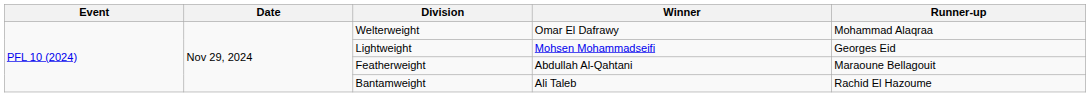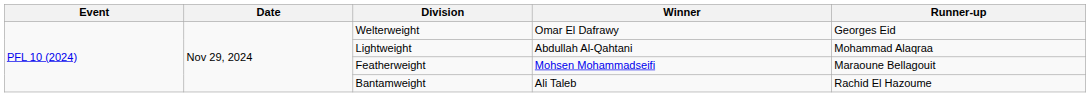(884, 30) Mohammad Alaqraa -> (865, 30) Georges Eid
(595, 48) Mohsen Mohammadseifi -> (584, 48) Abdullah Al-Qahtani
(865, 48) Georges Eid -> (884, 48) Mohammad Alaqraa
(584, 65) Abdullah Al-Qahtani -> (595, 65) Mohsen Mohammadseifi
